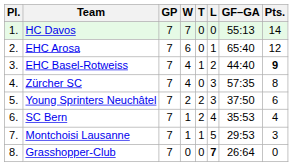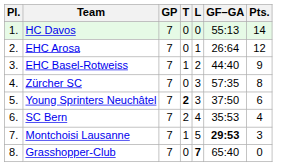- column: (188, 13)
(241, 48) 65:40 -> (225, 48) 26:64
(275, 65) bold -> (259, 65) normal
(201, 100) normal -> (186, 100) bold
(241, 135) normal -> (225, 135) bold
(241, 153) 26:64 -> (225, 153) 65:40
